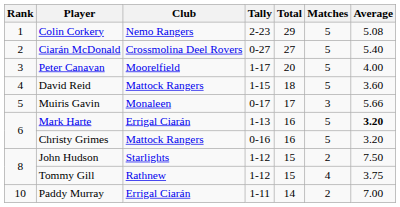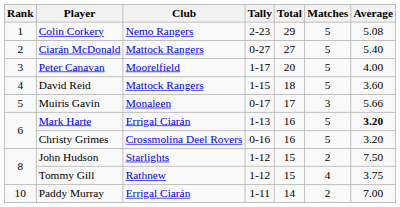(184, 49) Crossmolina Deel Rovers -> (165, 49) Mattock Rangers
(165, 139) Mattock Rangers -> (184, 139) Crossmolina Deel Rovers
